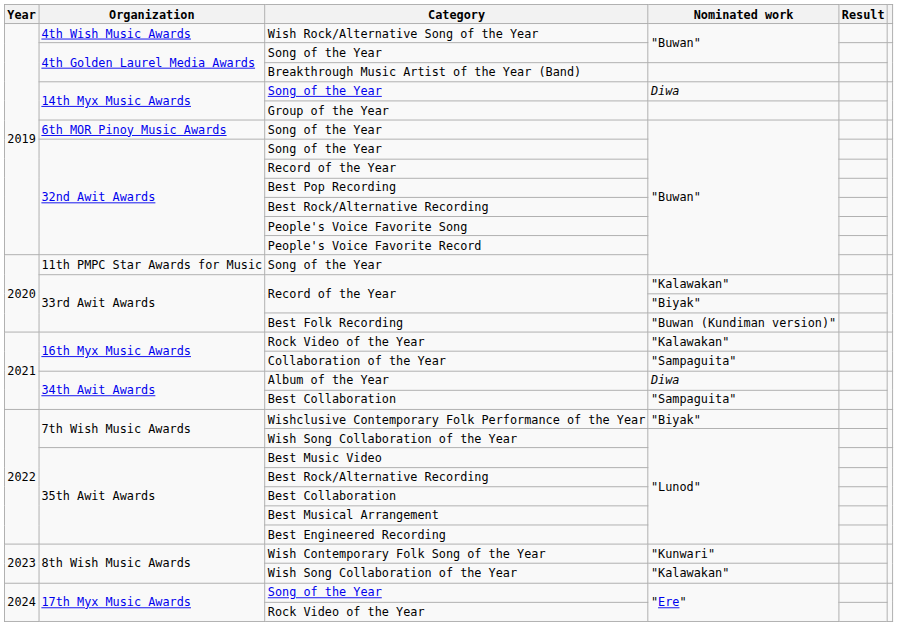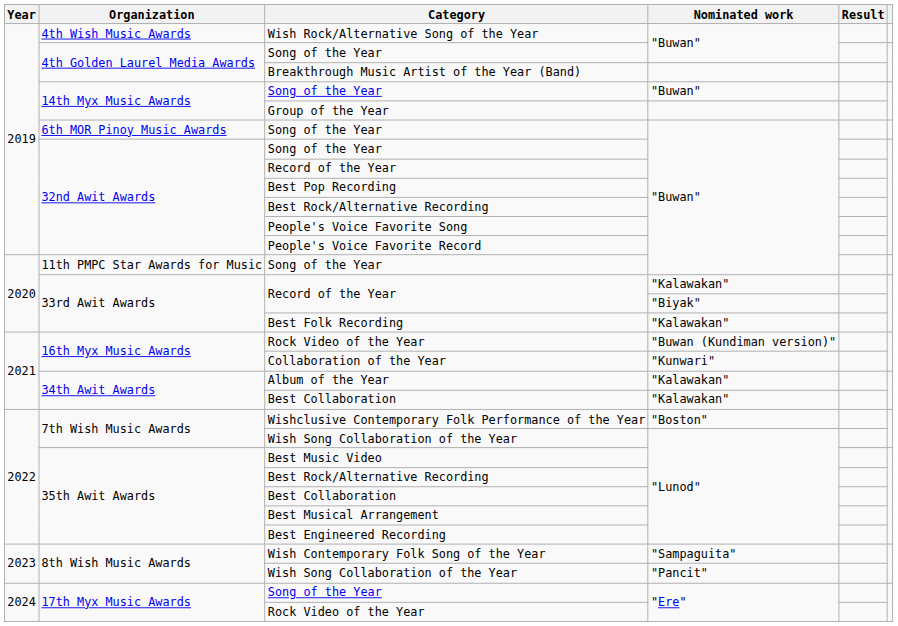(665, 91) Diwa -> (676, 91) "Buwan"
(744, 323) "Buwan (Kundiman version)" -> (690, 323) "Kalawakan"
(690, 342) "Kalawakan" -> (744, 342) "Buwan (Kundiman version)"
(694, 361) "Sampaguita" -> (683, 361) "Kunwari"
(665, 380) Diwa -> (690, 380) "Kalawakan"
(694, 400) "Sampaguita" -> (690, 400) "Kalawakan"
(676, 419) "Biyak" -> (679, 419) "Boston"
(683, 554) "Kunwari" -> (694, 554) "Sampaguita"
(690, 573) "Kalawakan" -> (679, 573) "Pancit"
